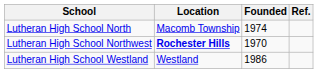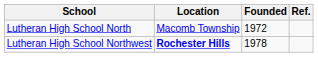(256, 28) 1974 -> (256, 28) 1972
(256, 44) 1970 -> (256, 44) 1978
- row: (77, 60)
